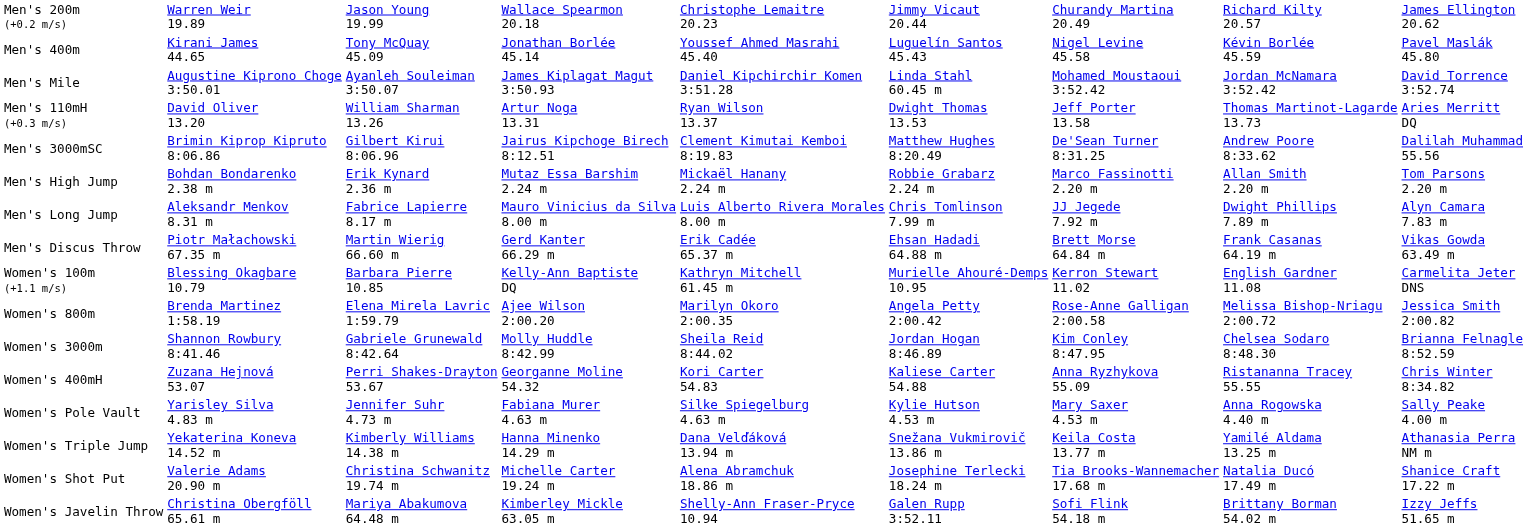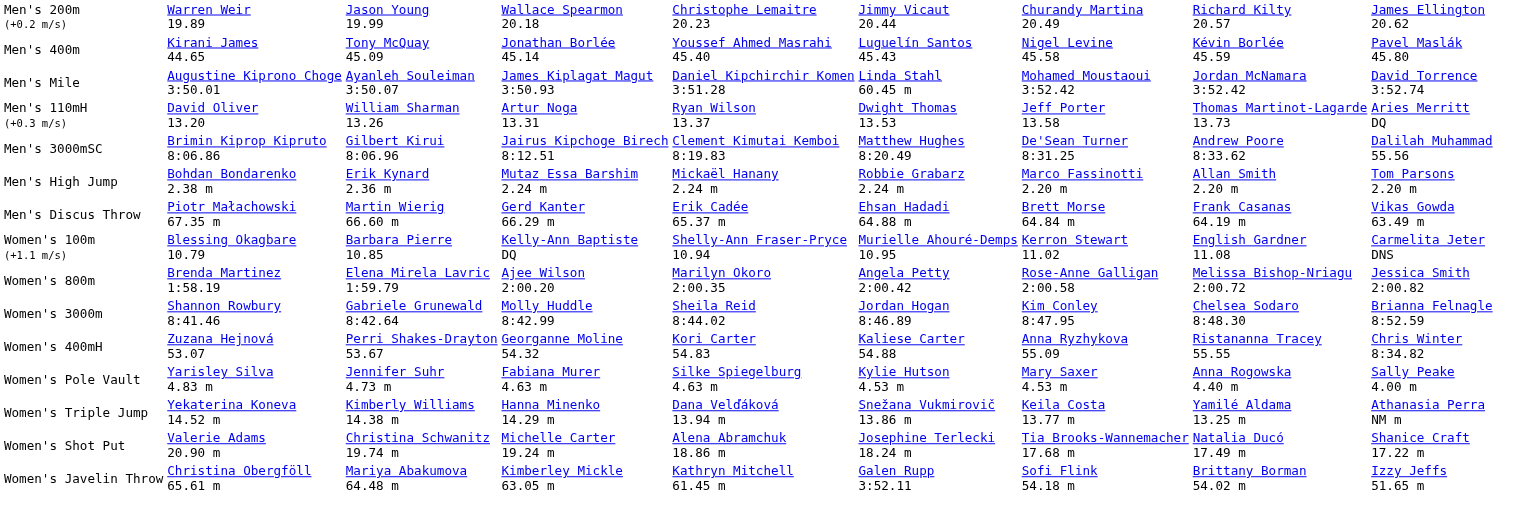- row: (61, 214)
(741, 280) Kathryn Mitchell 61.45 m -> (760, 247) Shelly-Ann Fraser-Pryce 10.94
(767, 511) Shelly-Ann Fraser-Pryce 10.94 -> (733, 478) Kathryn Mitchell 61.45 m
